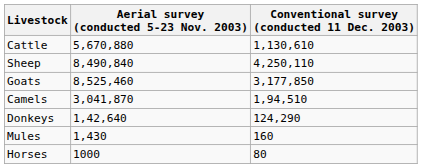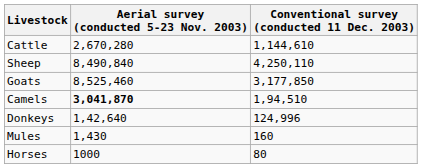(103, 45) 5,670,880 -> (103, 45) 2,670,280
(284, 45) 1,130,610 -> (284, 45) 1,144,610
(103, 99) normal -> (103, 99) bold
(277, 118) 124,290 -> (277, 118) 124,996
